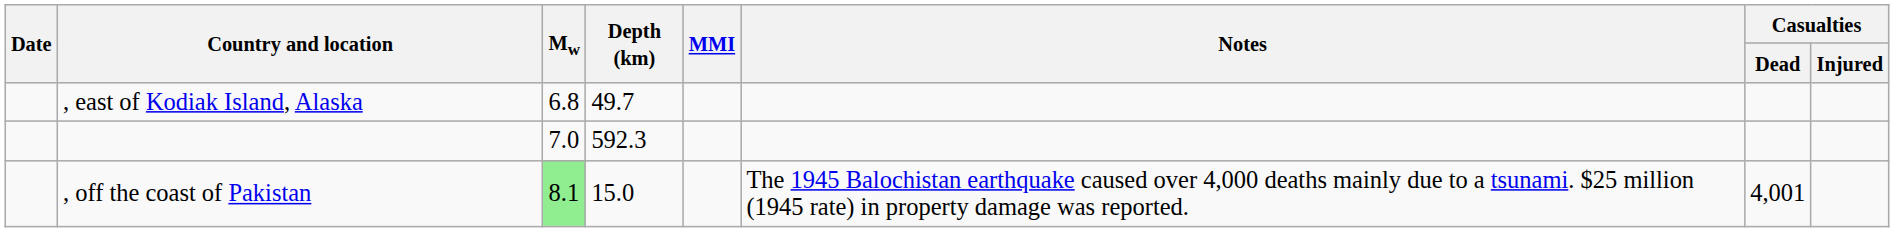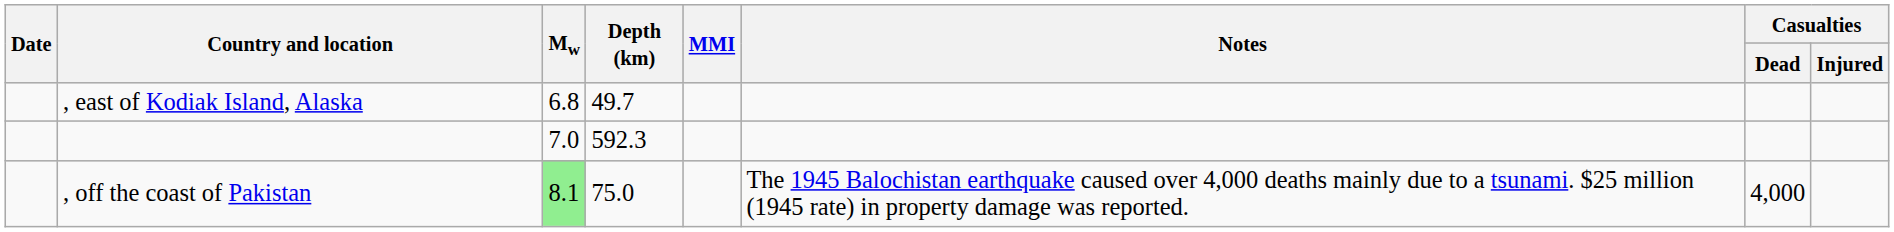(613, 192) 15.0 -> (613, 192) 75.0
(1778, 192) 4,001 -> (1778, 192) 4,000
